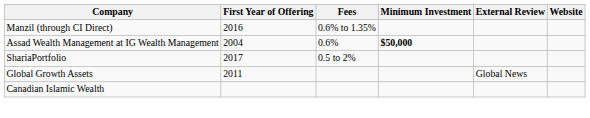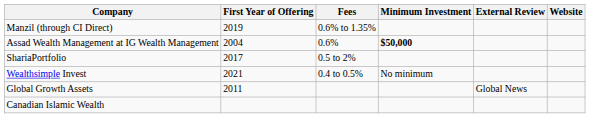(233, 27) 2016 -> (233, 27) 2019
+ row: (46, 74)
